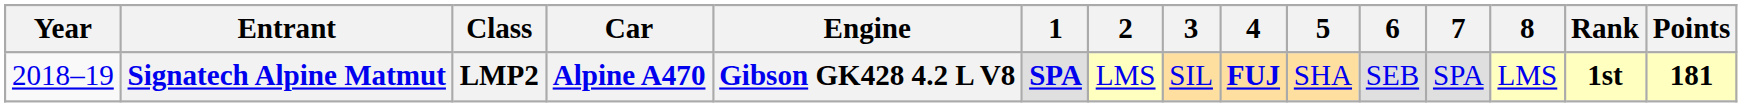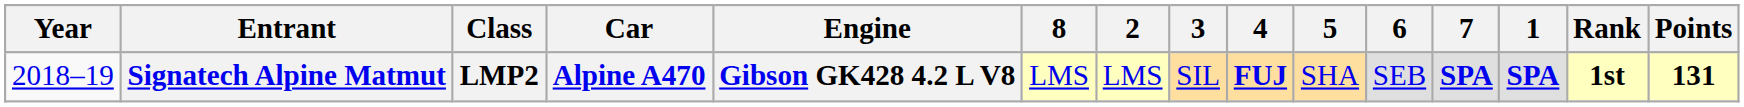columns swapped: (1056, 28) <-> (1527, 28)
(1458, 76) normal -> (1466, 76) bold
(1692, 76) 181 -> (1694, 76) 131
